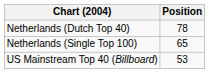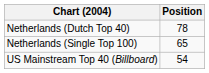(182, 60) 53 -> (182, 60) 54
